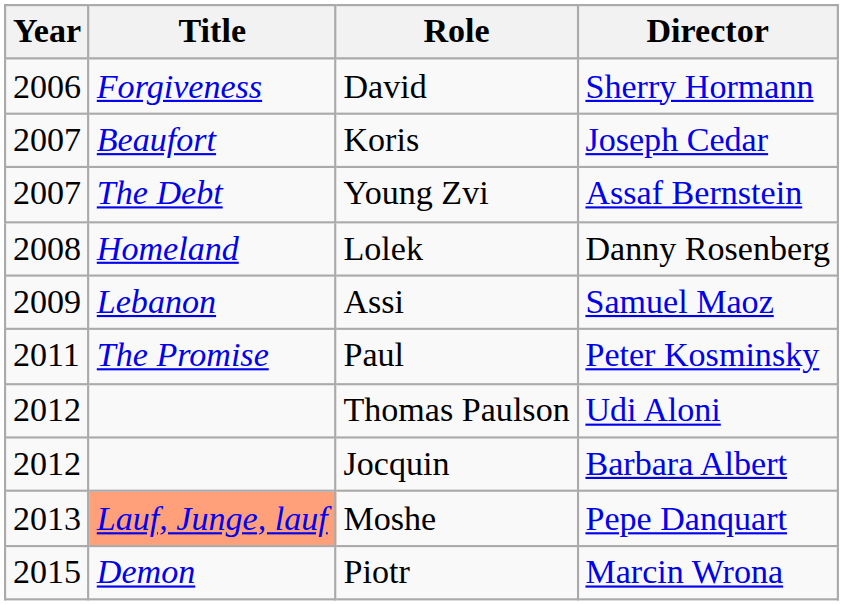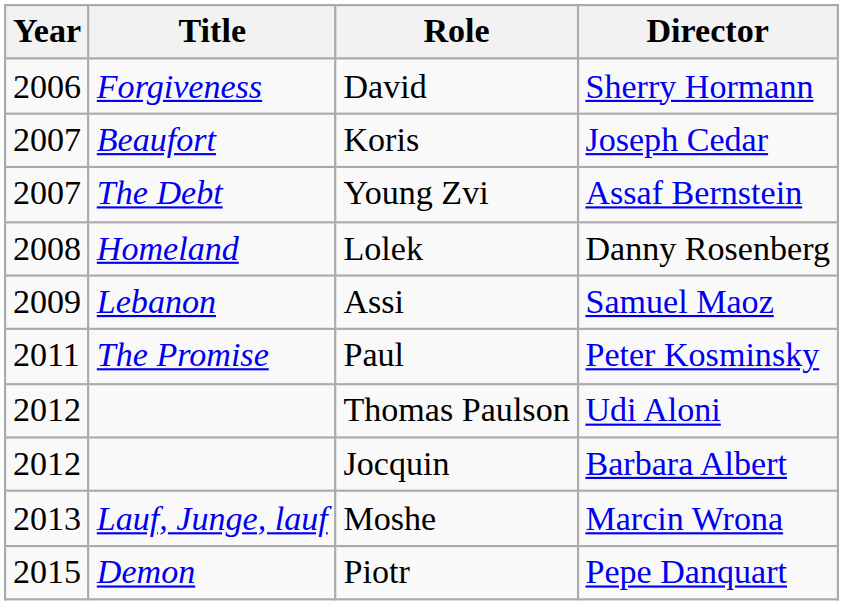(212, 517) lightsalmon background -> (212, 517) no background
(686, 517) Pepe Danquart -> (684, 517) Marcin Wrona
(684, 572) Marcin Wrona -> (686, 572) Pepe Danquart
